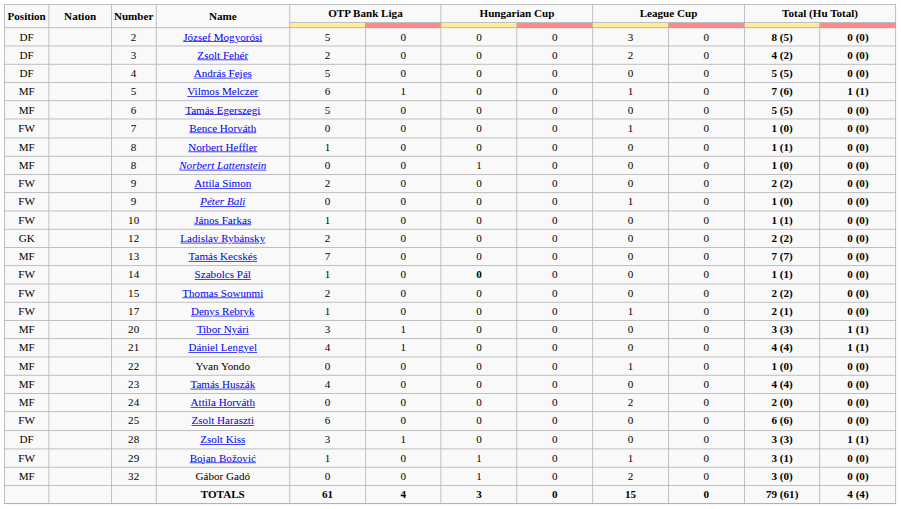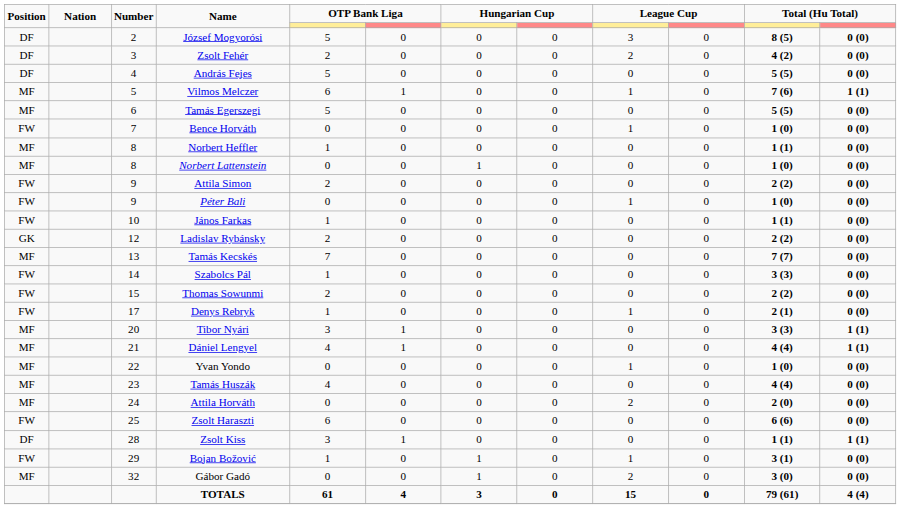(479, 275) bold -> (479, 275) normal
(782, 275) 1 (1) -> (782, 275) 3 (3)
(782, 439) 3 (3) -> (782, 439) 1 (1)
